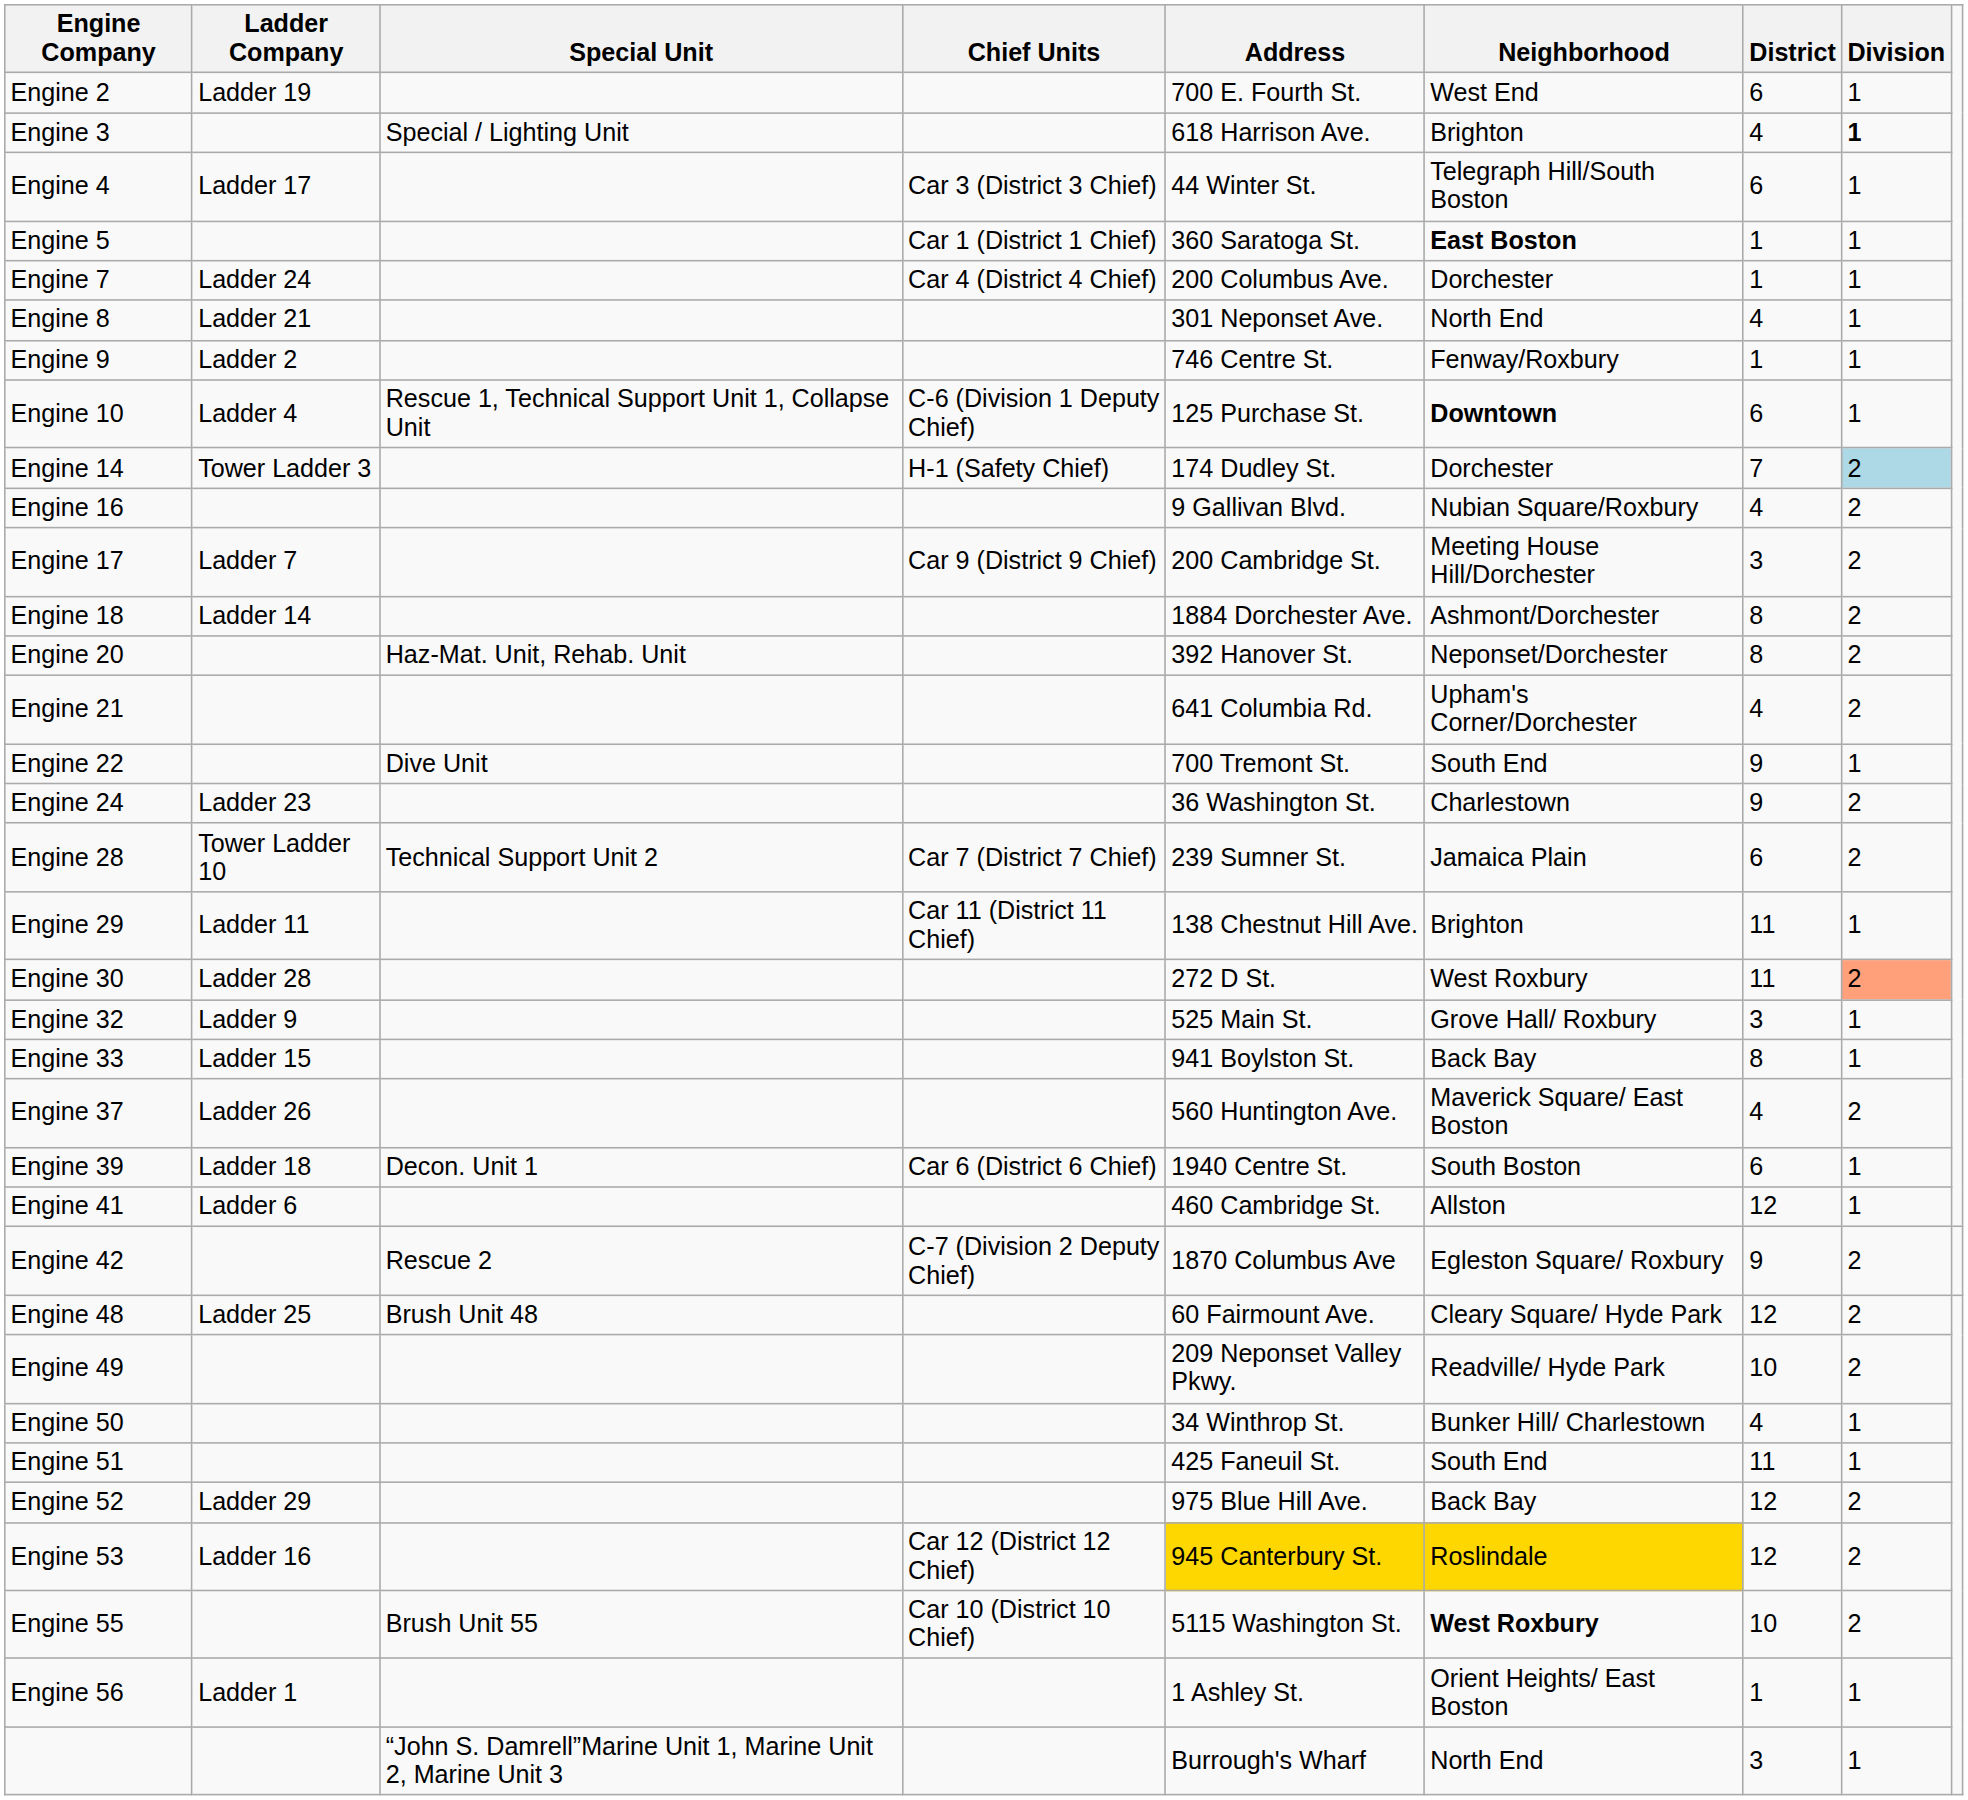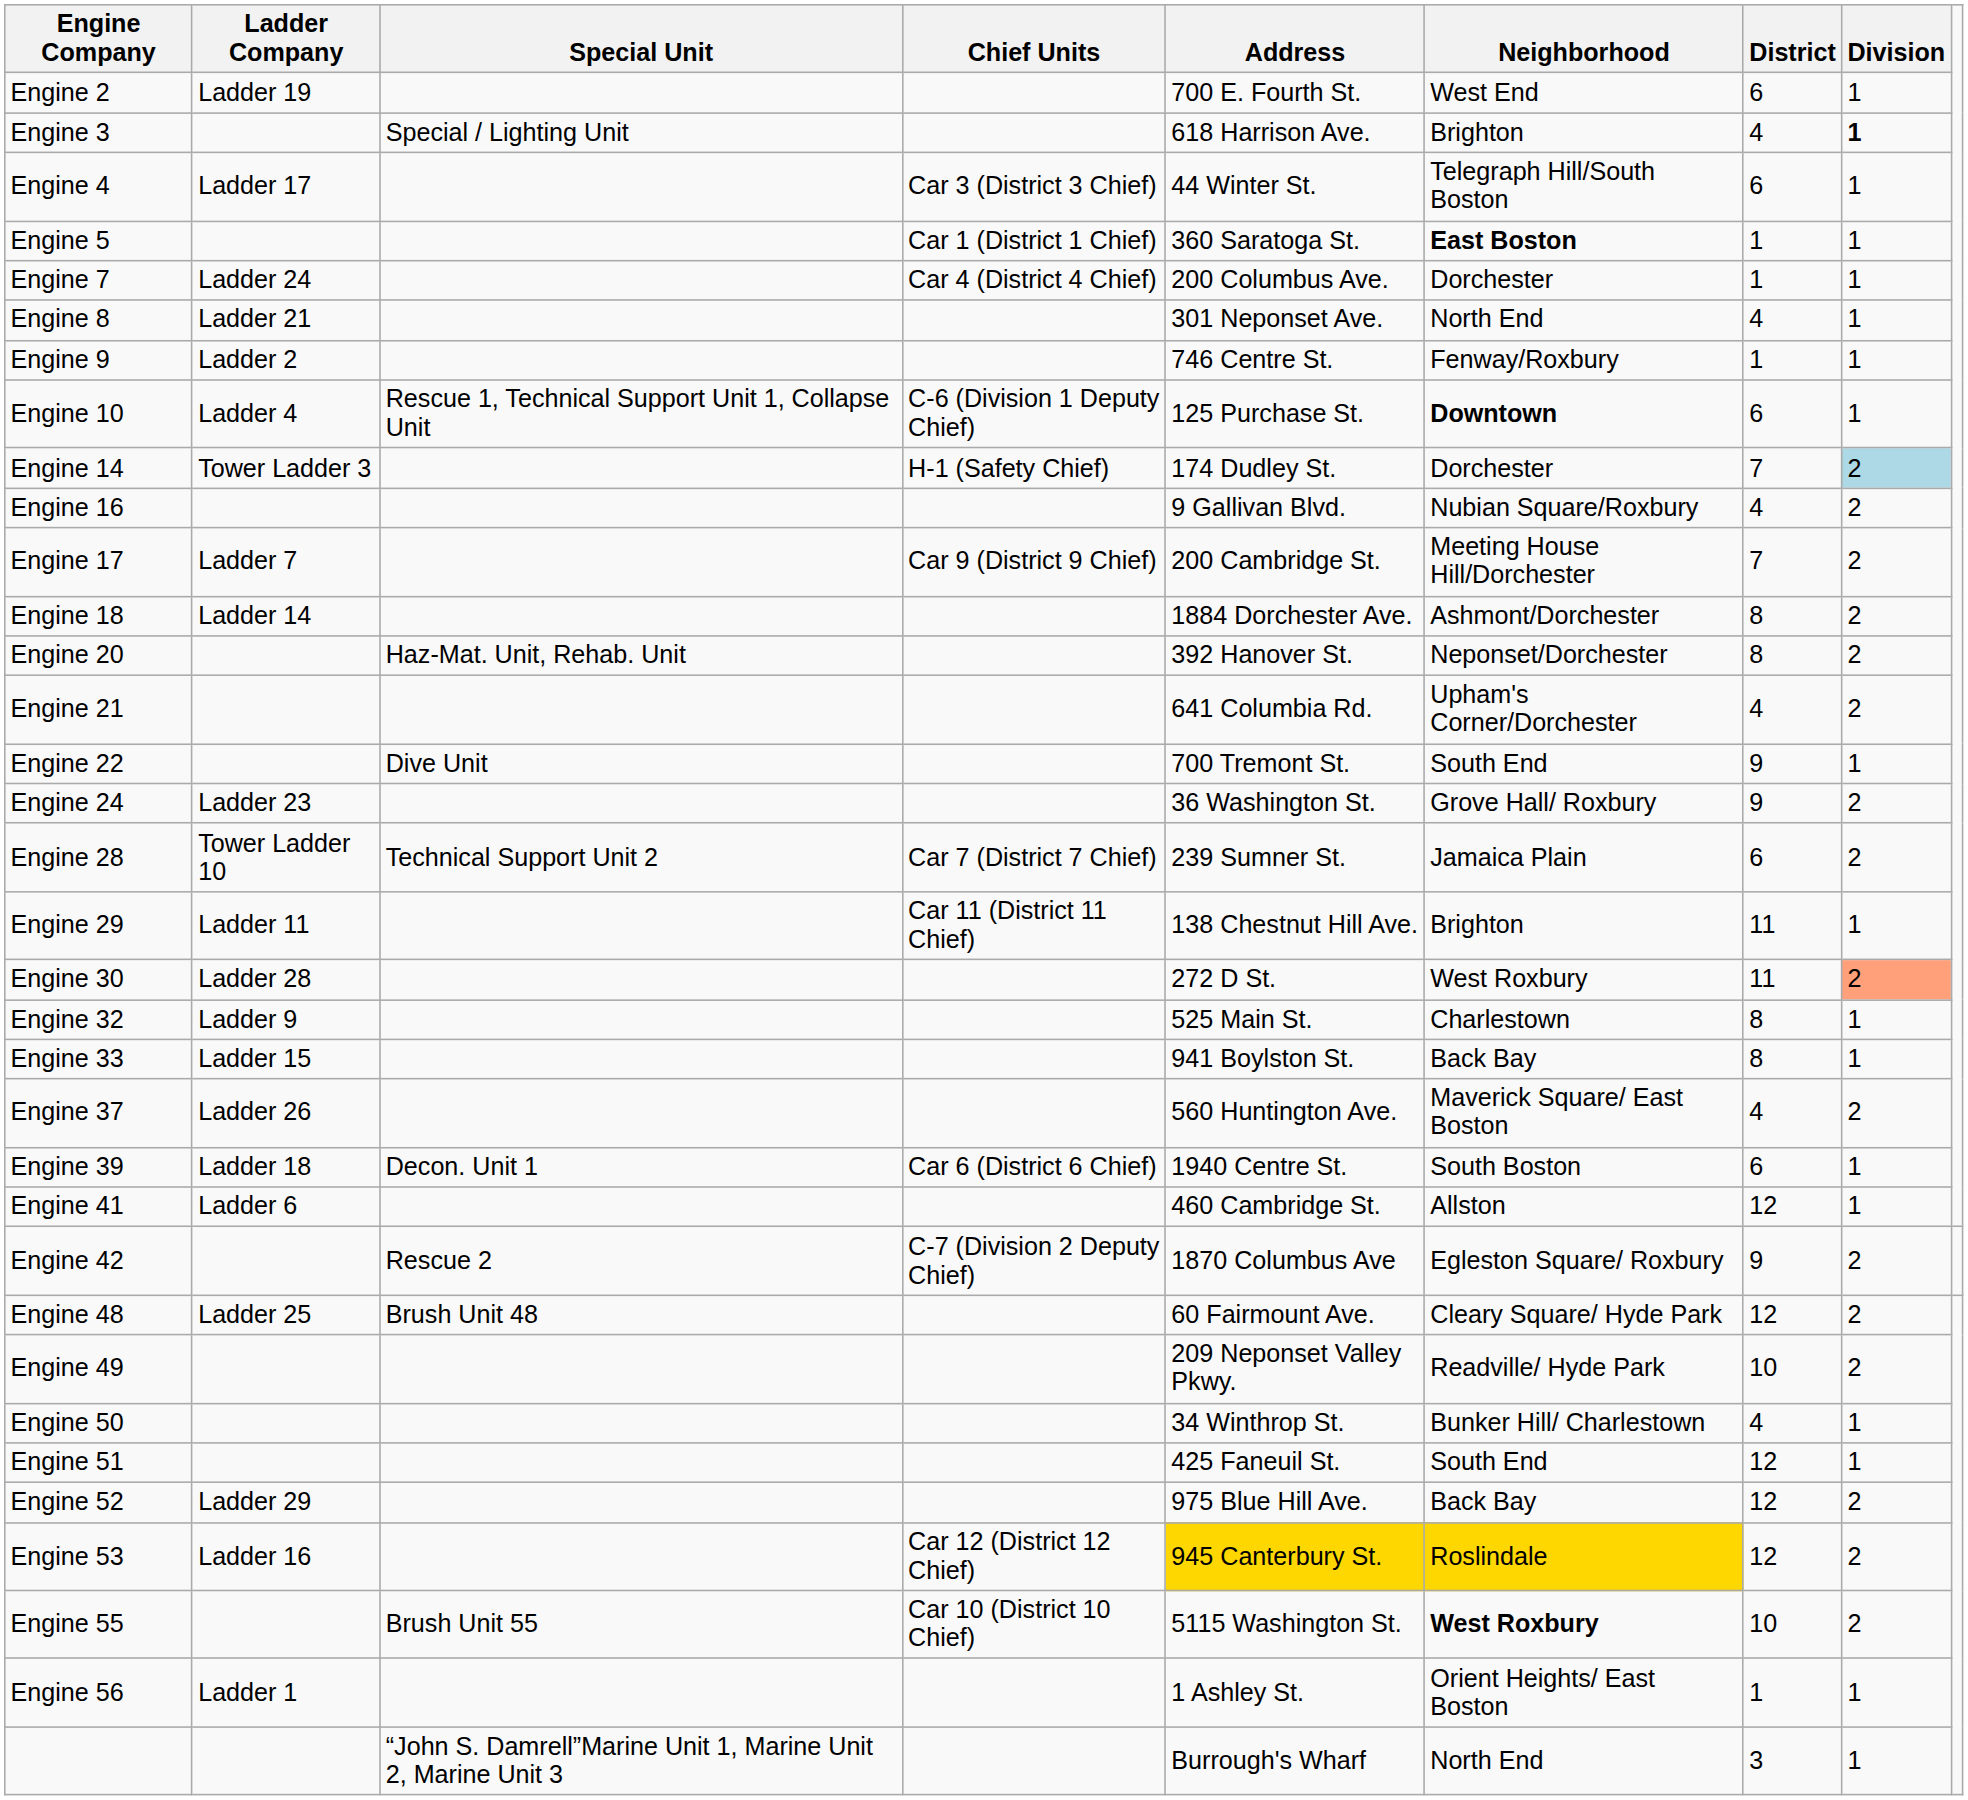(1756, 561) 3 -> (1756, 561) 7
(1500, 803) Charlestown -> (1543, 803) Grove Hall/ Roxbury
(1543, 1019) Grove Hall/ Roxbury -> (1500, 1019) Charlestown
(1756, 1019) 3 -> (1756, 1019) 8
(1762, 1462) 11 -> (1763, 1462) 12
